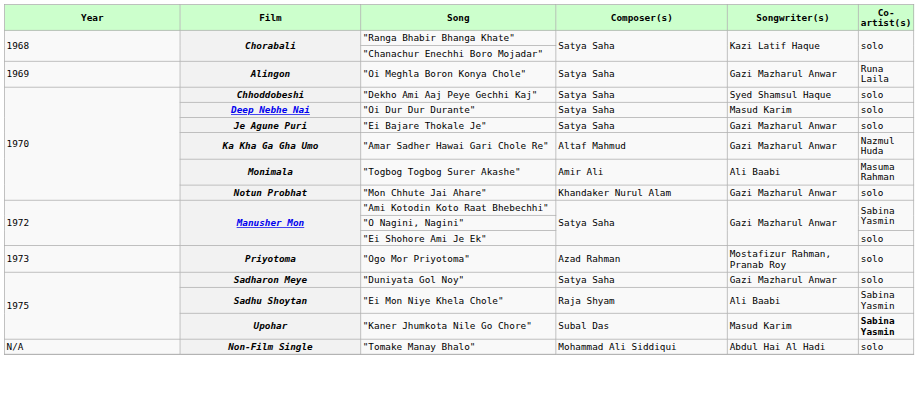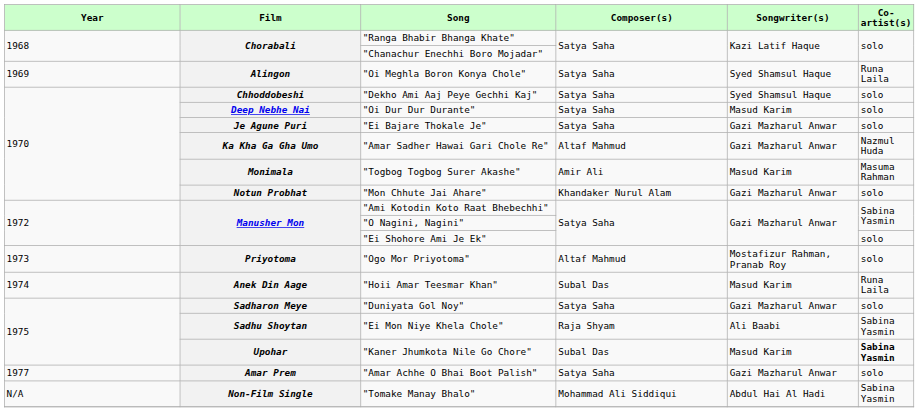(783, 74) Gazi Mazharul Anwar -> (780, 74) Syed Shamsul Haque
(755, 172) Ali Baabi -> (761, 172) Masud Karim
(589, 259) Azad Rahman -> (592, 259) Altaf Mahmud
+ row: (430, 285)
+ row: (450, 373)
(872, 347) solo -> (878, 394) Sabina Yasmin
